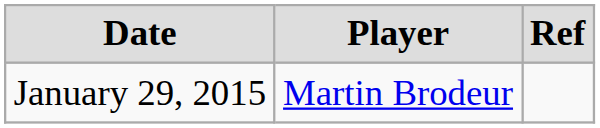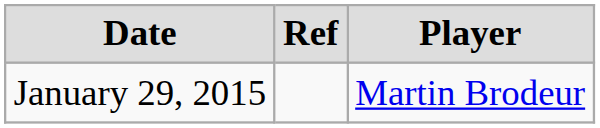columns swapped: (398, 33) <-> (558, 33)
